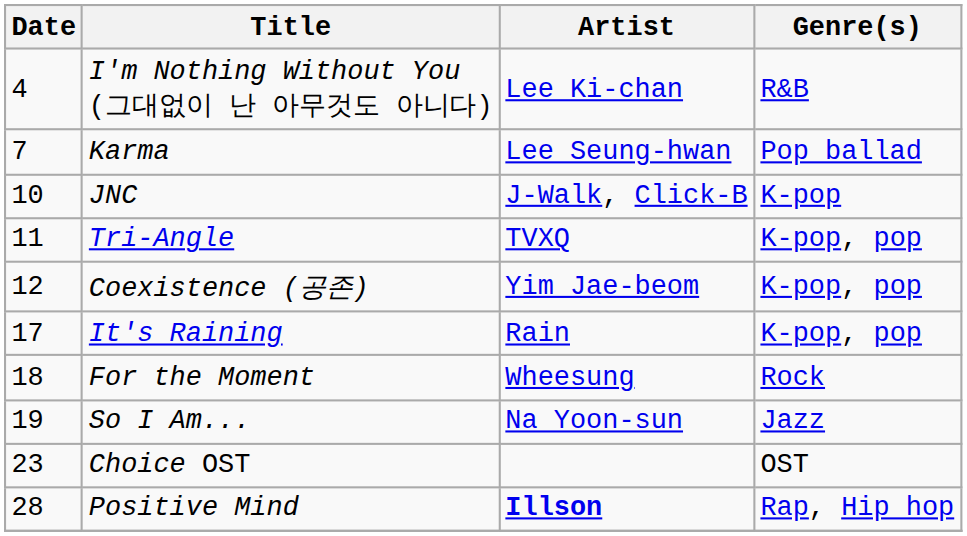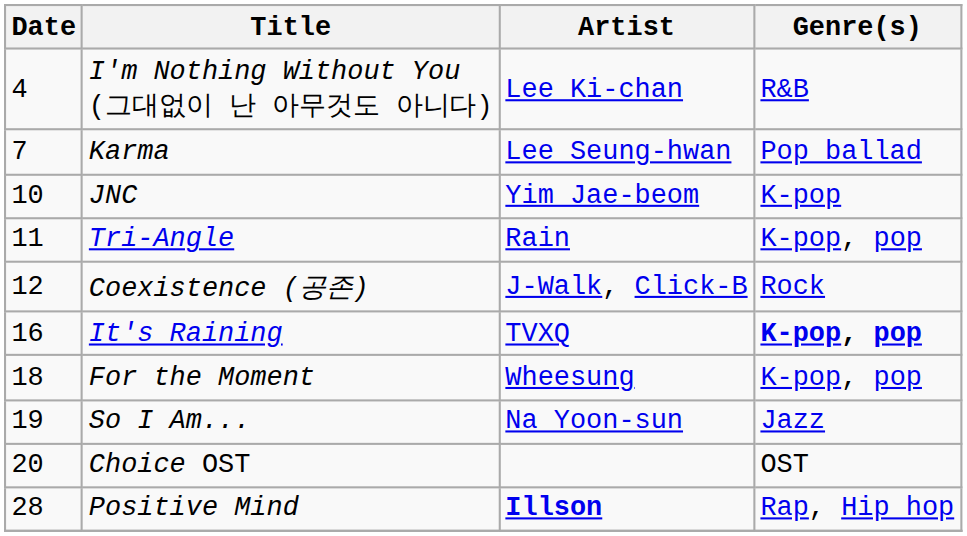(626, 196) J-Walk, Click-B -> (602, 196) Yim Jae-beom
(538, 240) TVXQ -> (538, 240) Rain
(602, 287) Yim Jae-beom -> (626, 287) J-Walk, Click-B
(841, 287) K-pop, pop -> (793, 287) Rock
(28, 334) 17 -> (28, 334) 16
(538, 334) Rain -> (538, 334) TVXQ
(841, 334) normal -> (841, 334) bold
(793, 377) Rock -> (841, 377) K-pop, pop
(28, 465) 23 -> (28, 465) 20
